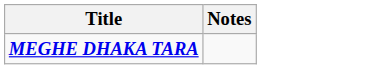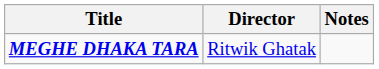+ column: (262, 19)
